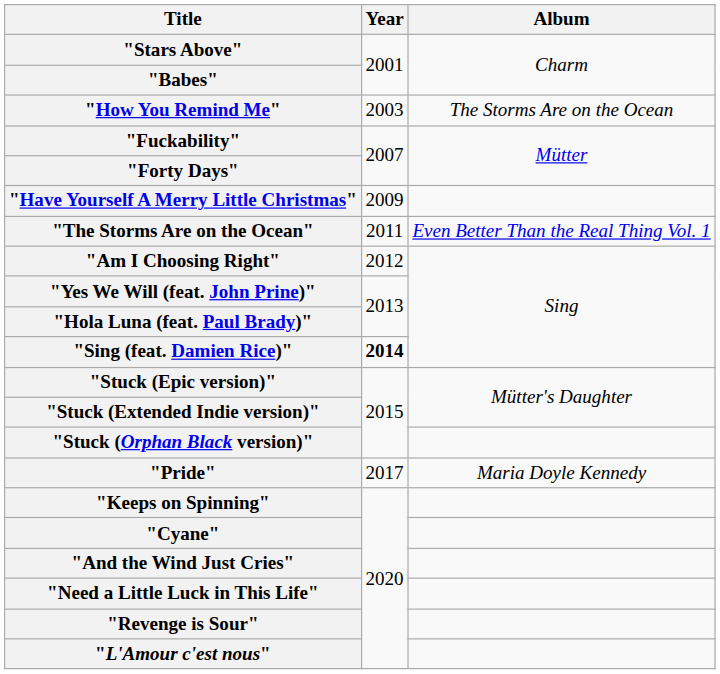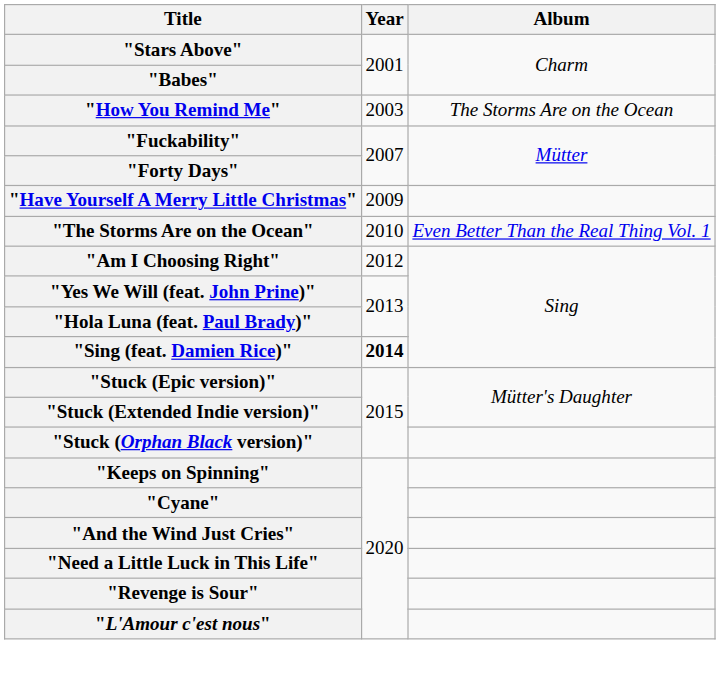(385, 230) 2011 -> (385, 230) 2010
- row: (183, 472)
